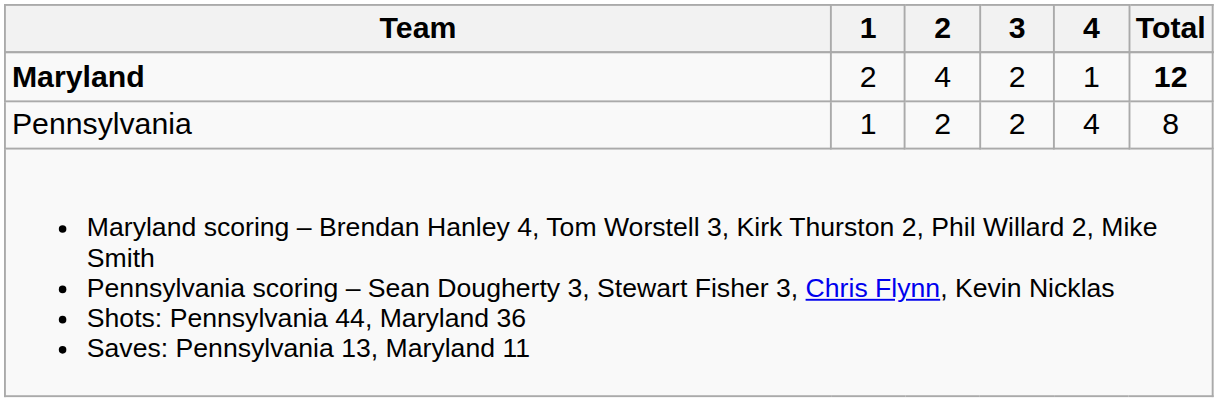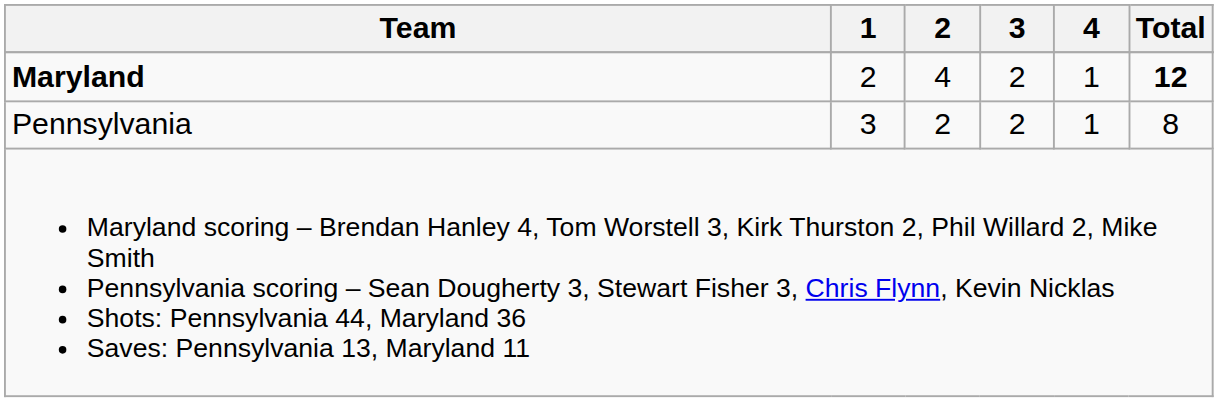(868, 124) 1 -> (868, 124) 3
(1092, 124) 4 -> (1092, 124) 1
